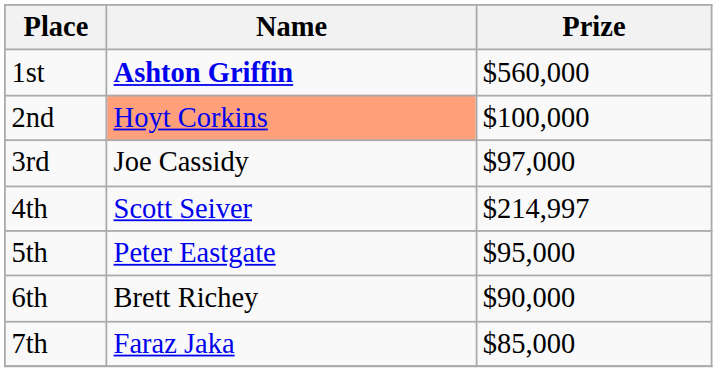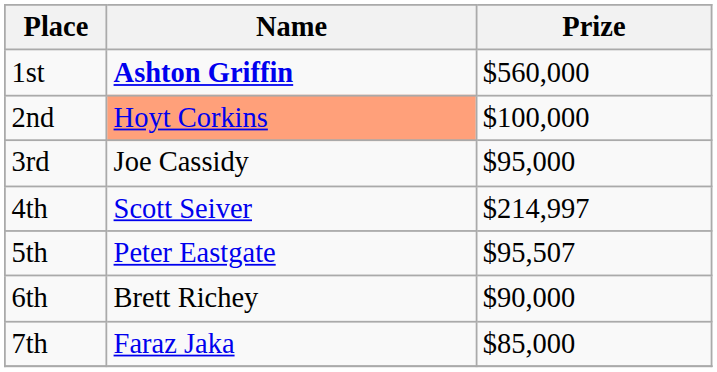(529, 162) $97,000 -> (529, 162) $95,000
(529, 252) $95,000 -> (529, 252) $95,507
